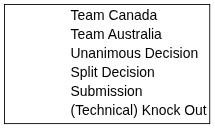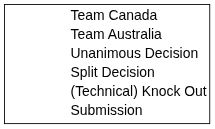rows swapped: (106, 91) <-> (139, 111)
